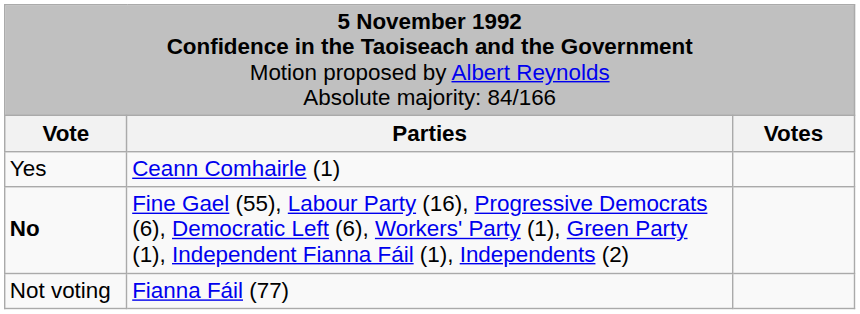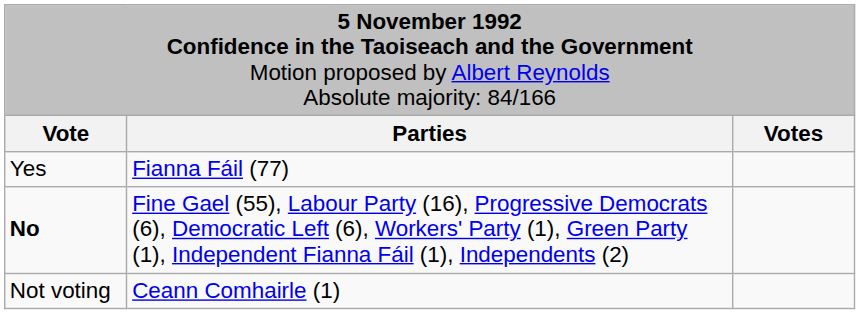(236, 168) Ceann Comhairle (1) -> (211, 168) Fianna Fáil (77)
(211, 290) Fianna Fáil (77) -> (236, 290) Ceann Comhairle (1)
